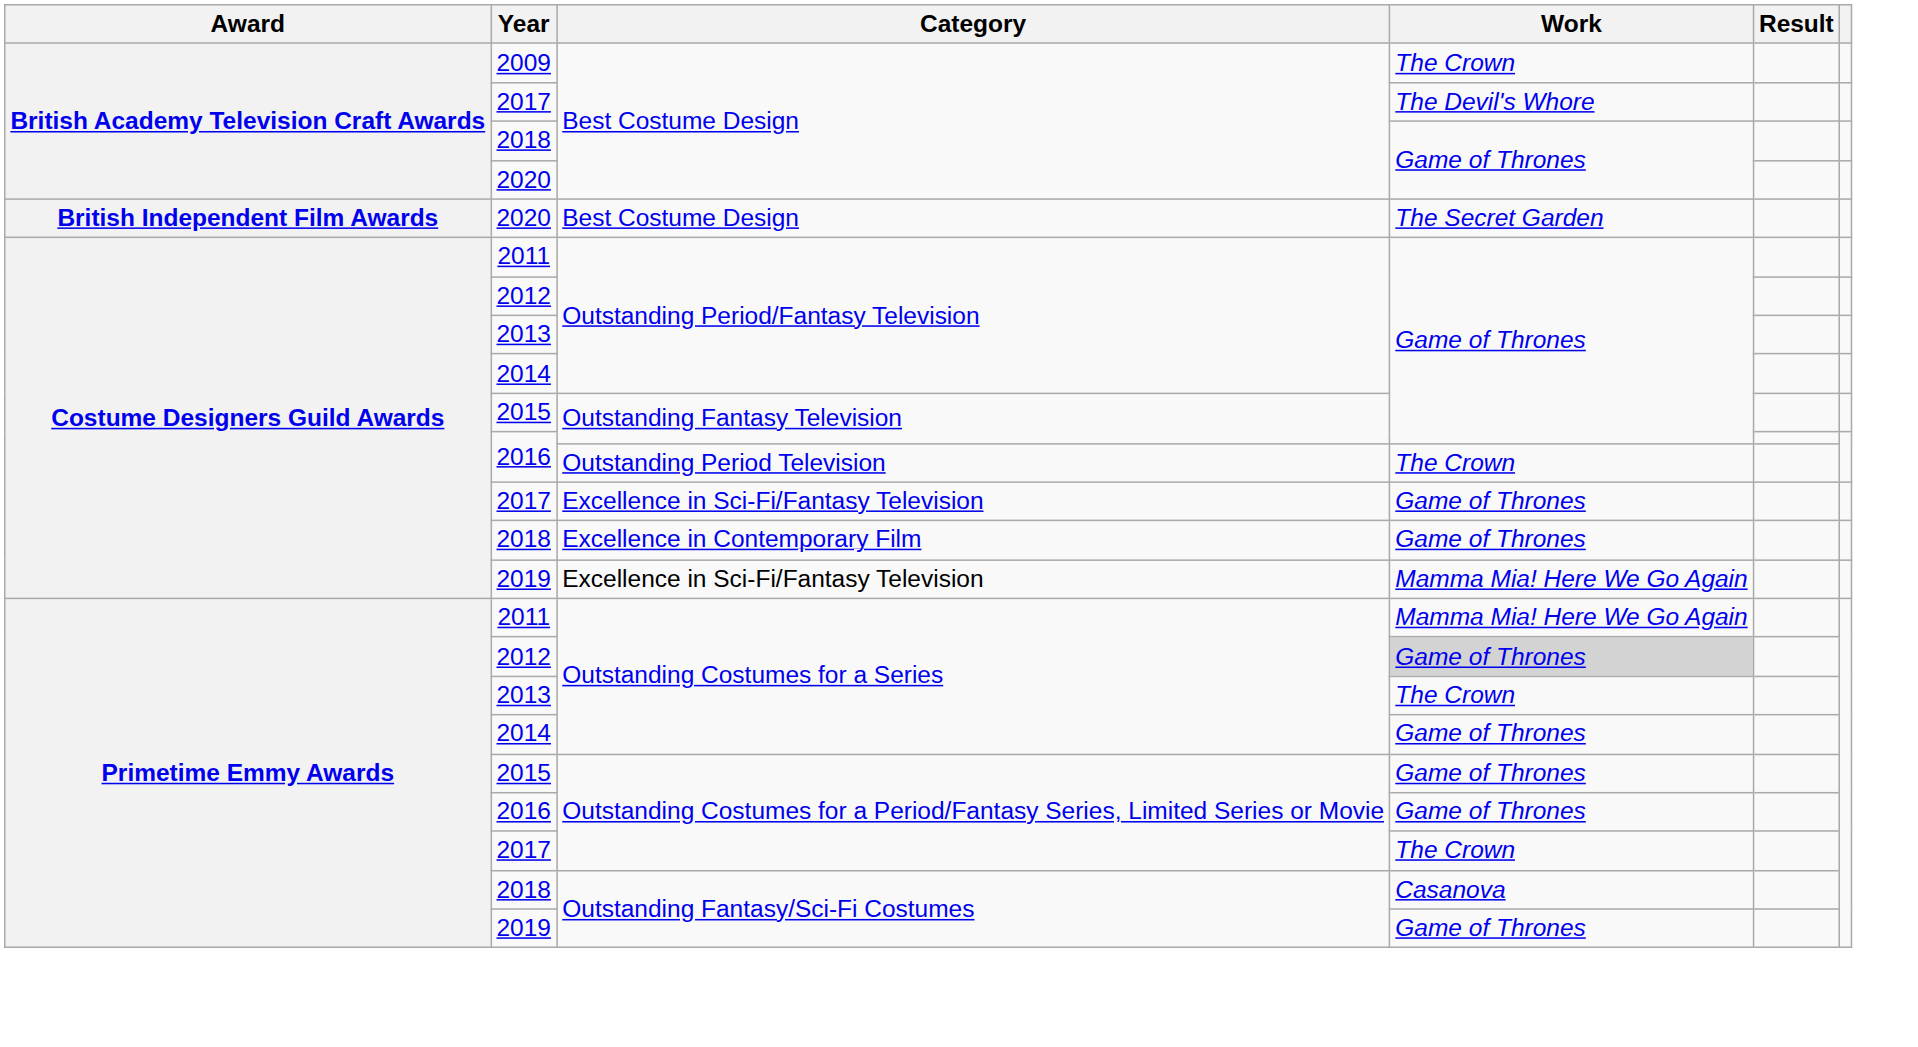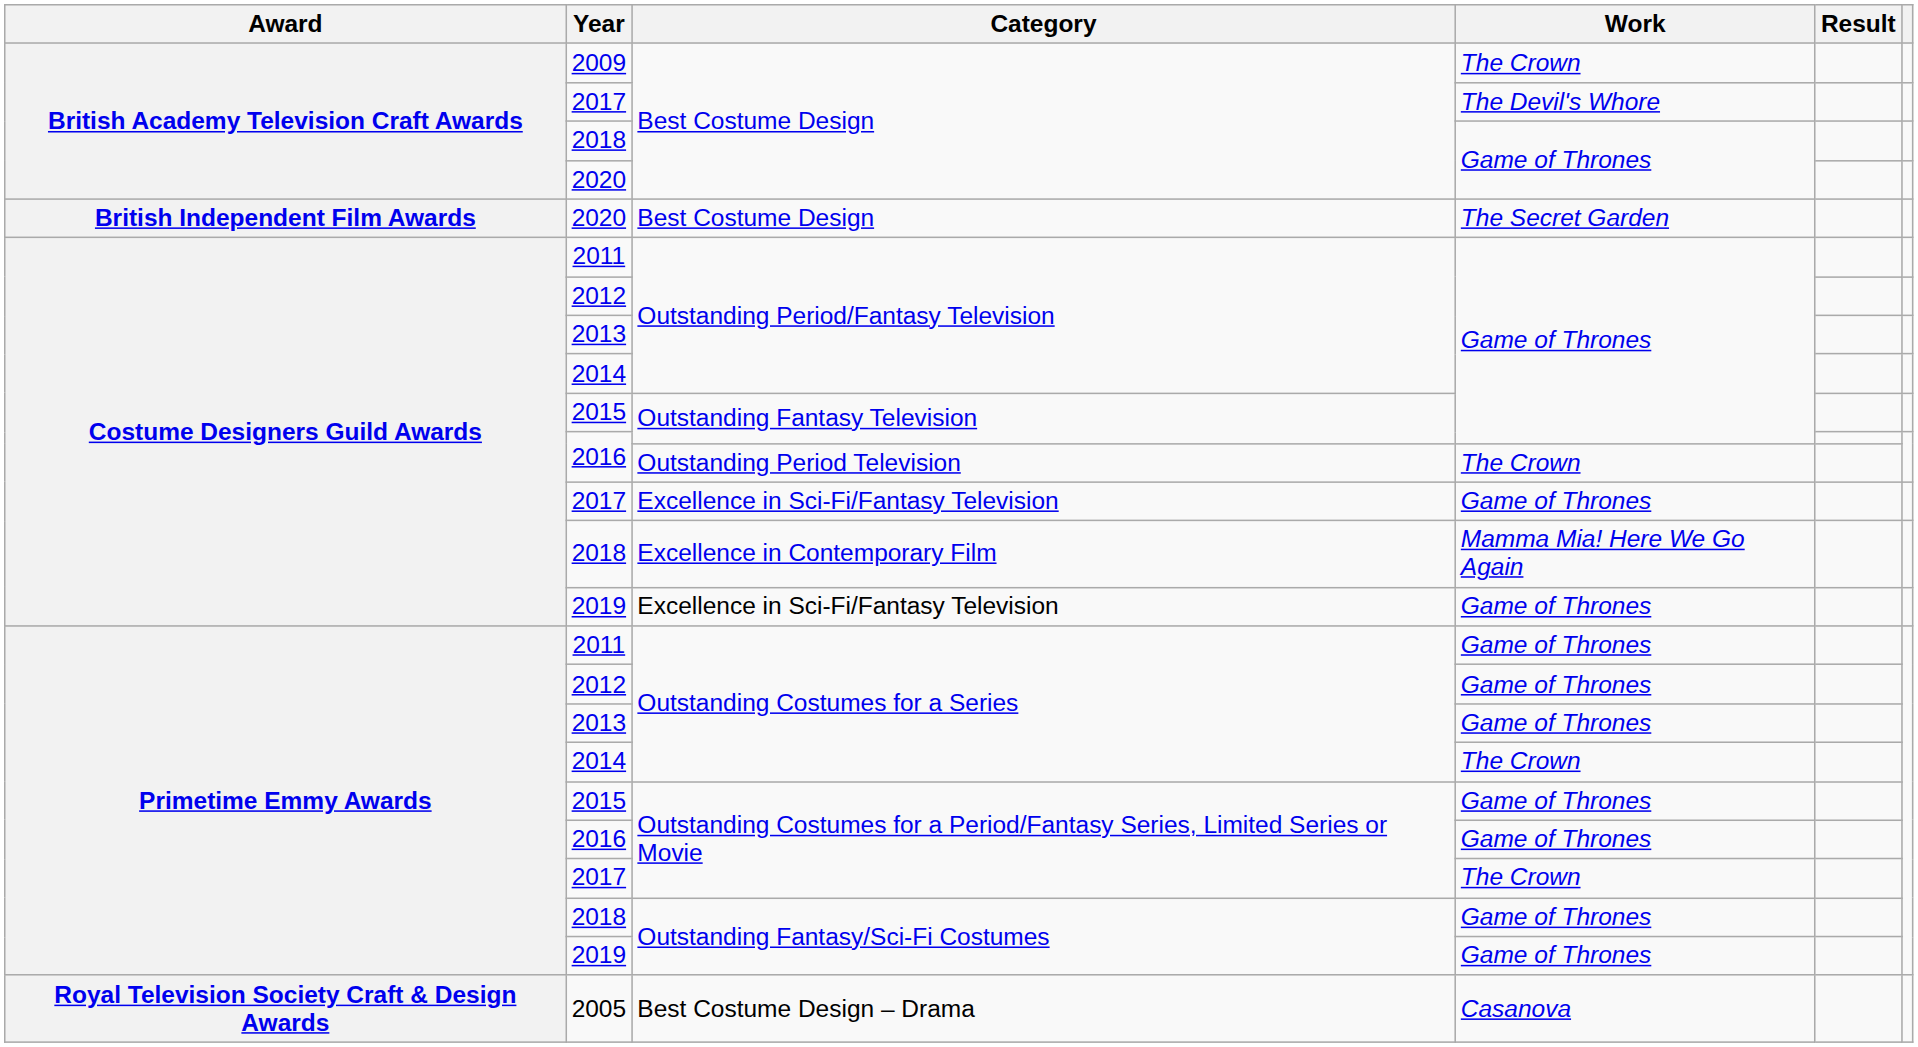(1491, 539) Game of Thrones -> (1603, 553) Mamma Mia! Here We Go Again
(1571, 578) Mamma Mia! Here We Go Again -> (1556, 606) Game of Thrones
(1571, 617) Mamma Mia! Here We Go Again -> (1556, 645) Game of Thrones
(1491, 656) lightgrey background -> (1556, 683) no background
(1455, 695) The Crown -> (1556, 722) Game of Thrones
(1491, 734) Game of Thrones -> (1521, 761) The Crown
(1450, 889) Casanova -> (1556, 916) Game of Thrones
+ row: (599, 1008)
